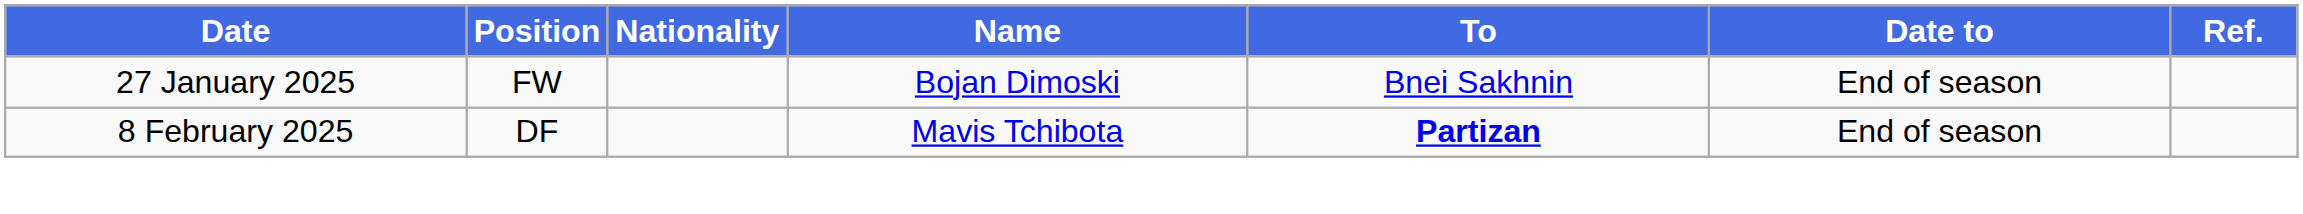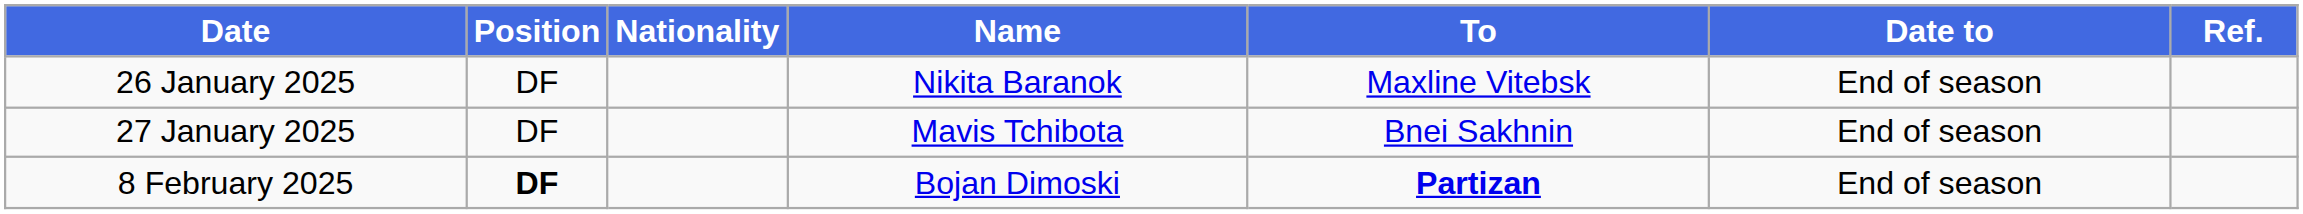+ row: (236, 82)
(537, 82) FW -> (537, 132) DF
(1017, 82) Bojan Dimoski -> (1017, 132) Mavis Tchibota
(537, 132) normal -> (537, 183) bold
(1017, 132) Mavis Tchibota -> (1017, 183) Bojan Dimoski
